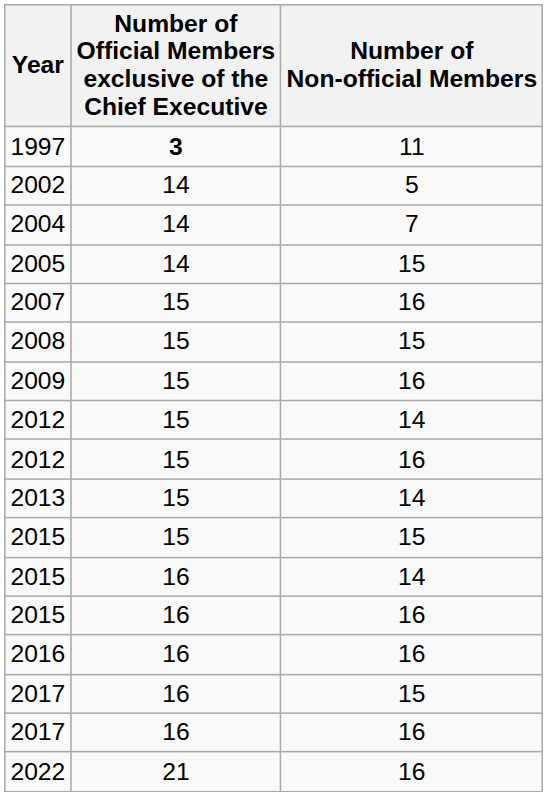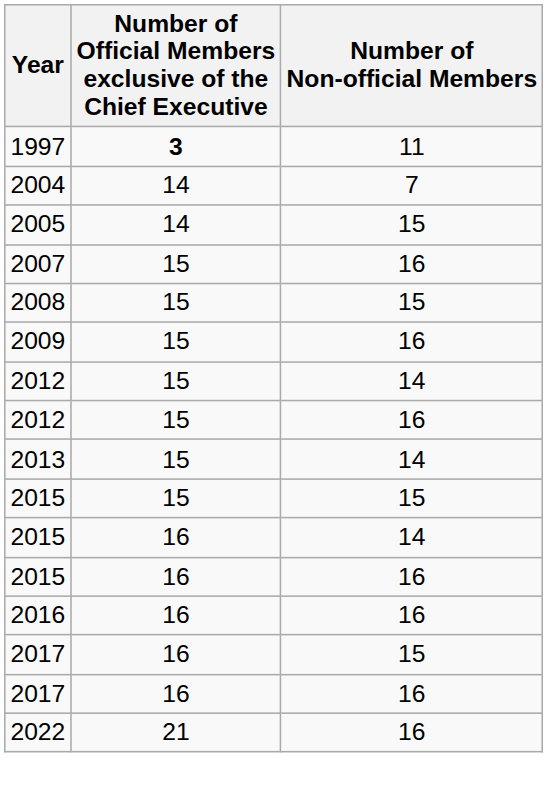- row: (38, 185)
